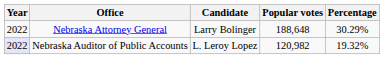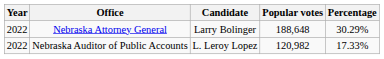(17, 45) lavender background -> (17, 45) no background
(352, 45) 19.32% -> (352, 45) 17.33%
